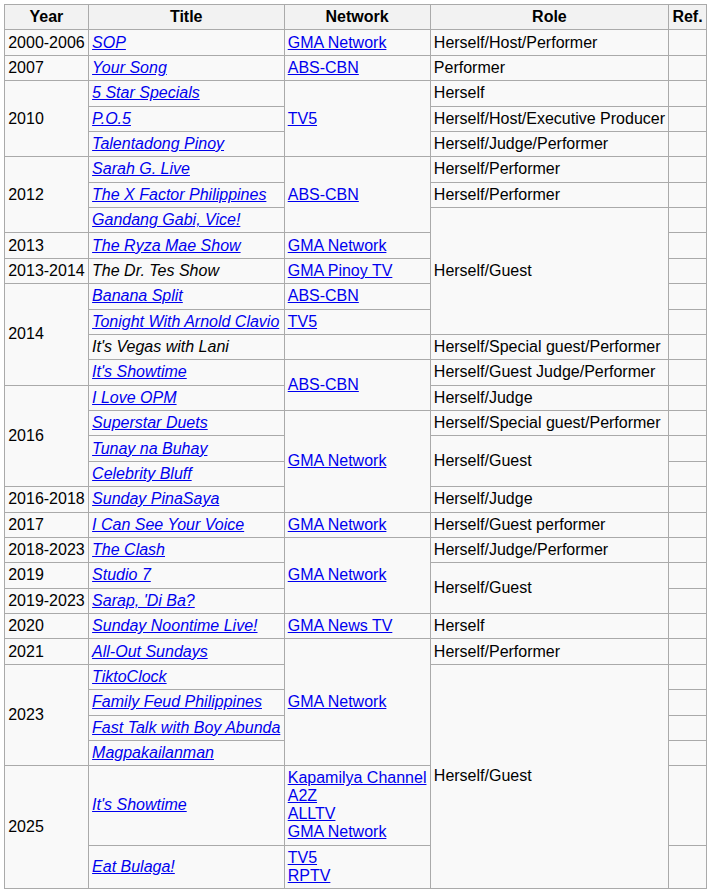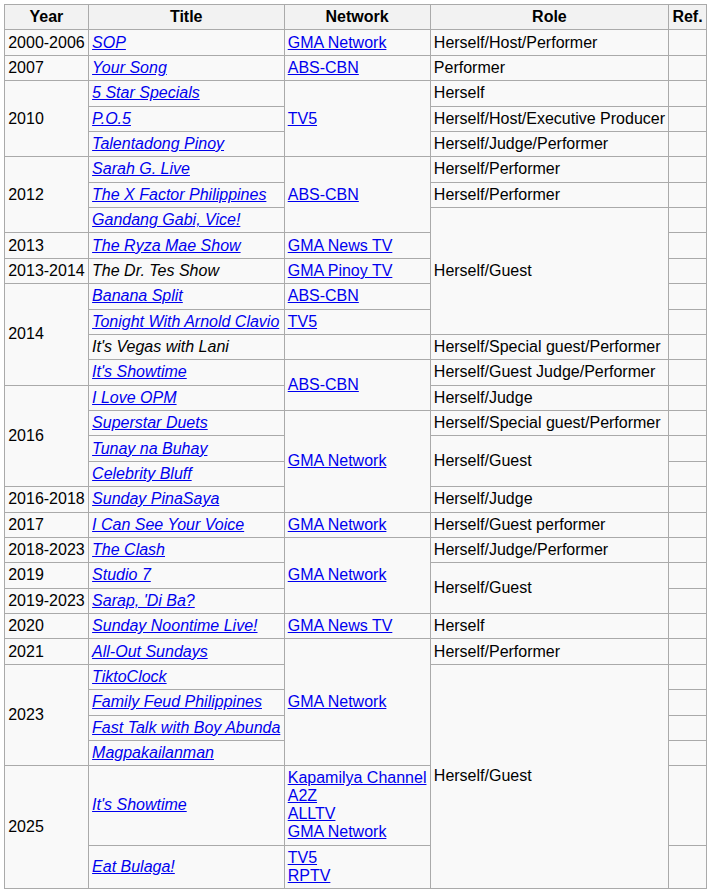(337, 245) GMA Network -> (340, 245) GMA News TV
